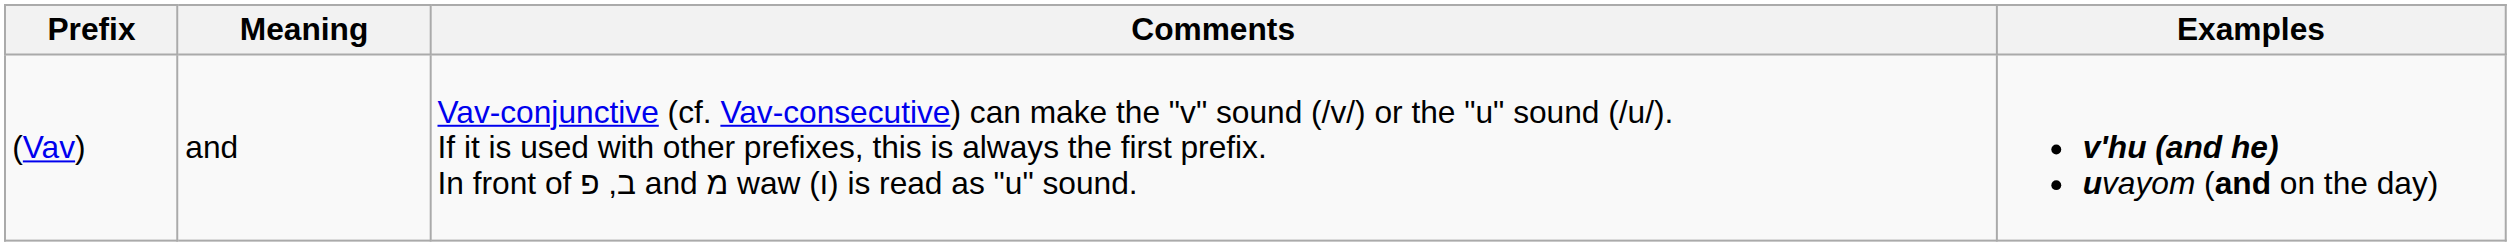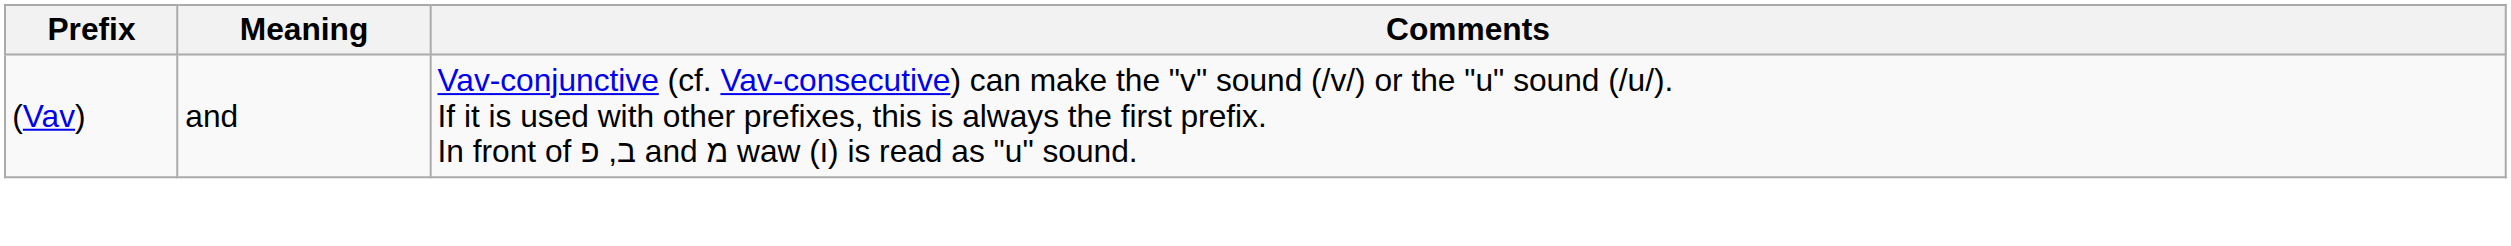- column: (2251, 29)
